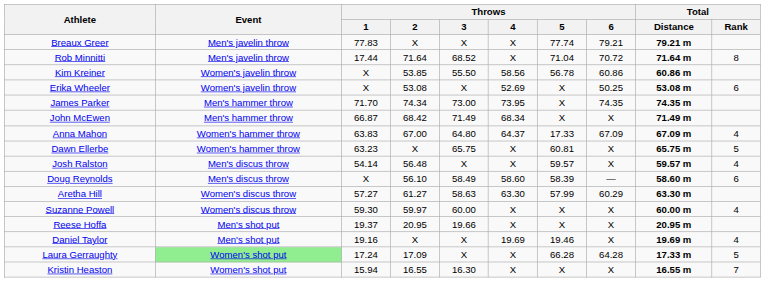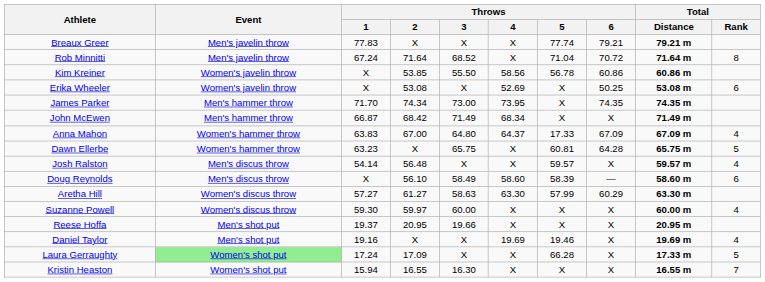(366, 58) 17.44 -> (366, 58) 67.24
(611, 149) X -> (611, 149) 64.28
(611, 255) 64.28 -> (611, 255) X
